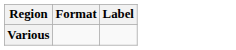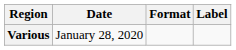+ column: (99, 14)
